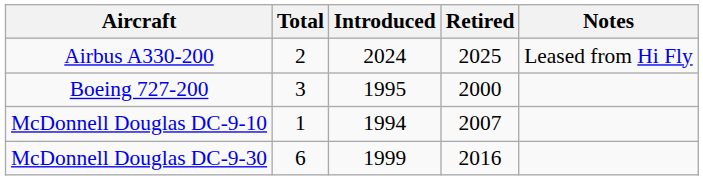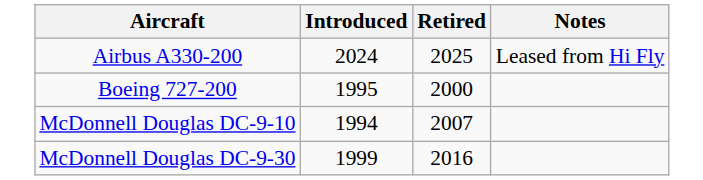- column: (300, 21)
